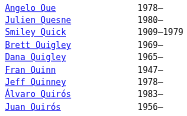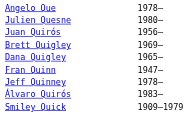rows swapped: (35, 33) <-> (33, 107)
